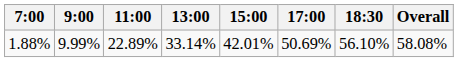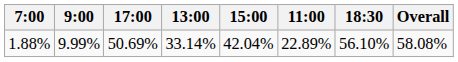columns swapped: (133, 17) <-> (306, 17)
(248, 43) 42.01% -> (248, 43) 42.04%
